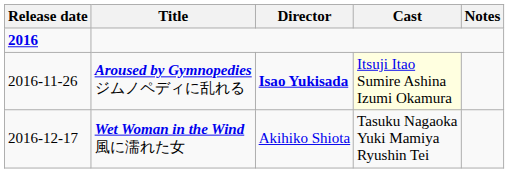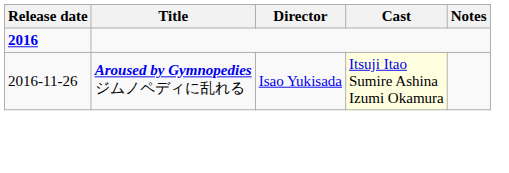(303, 81) bold -> (300, 81) normal
- row: (169, 137)
